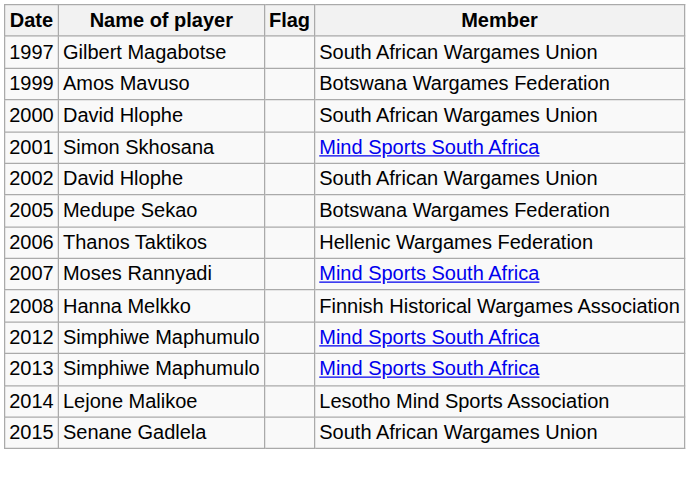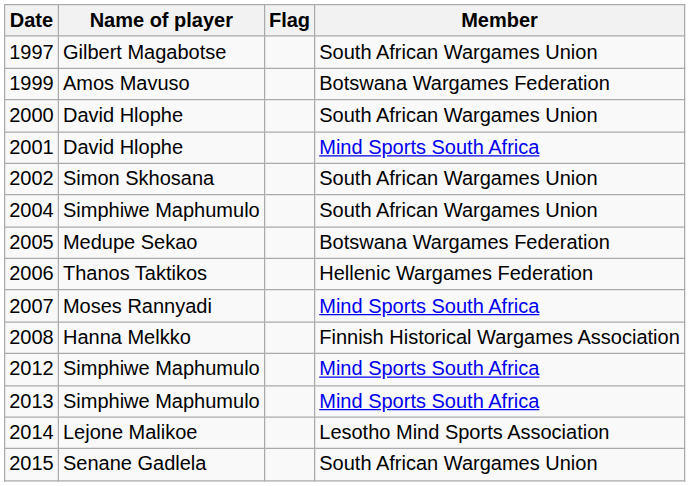(139, 147) Simon Skhosana -> (123, 147) David Hlophe
(123, 178) David Hlophe -> (139, 178) Simon Skhosana
+ row: (31, 210)
